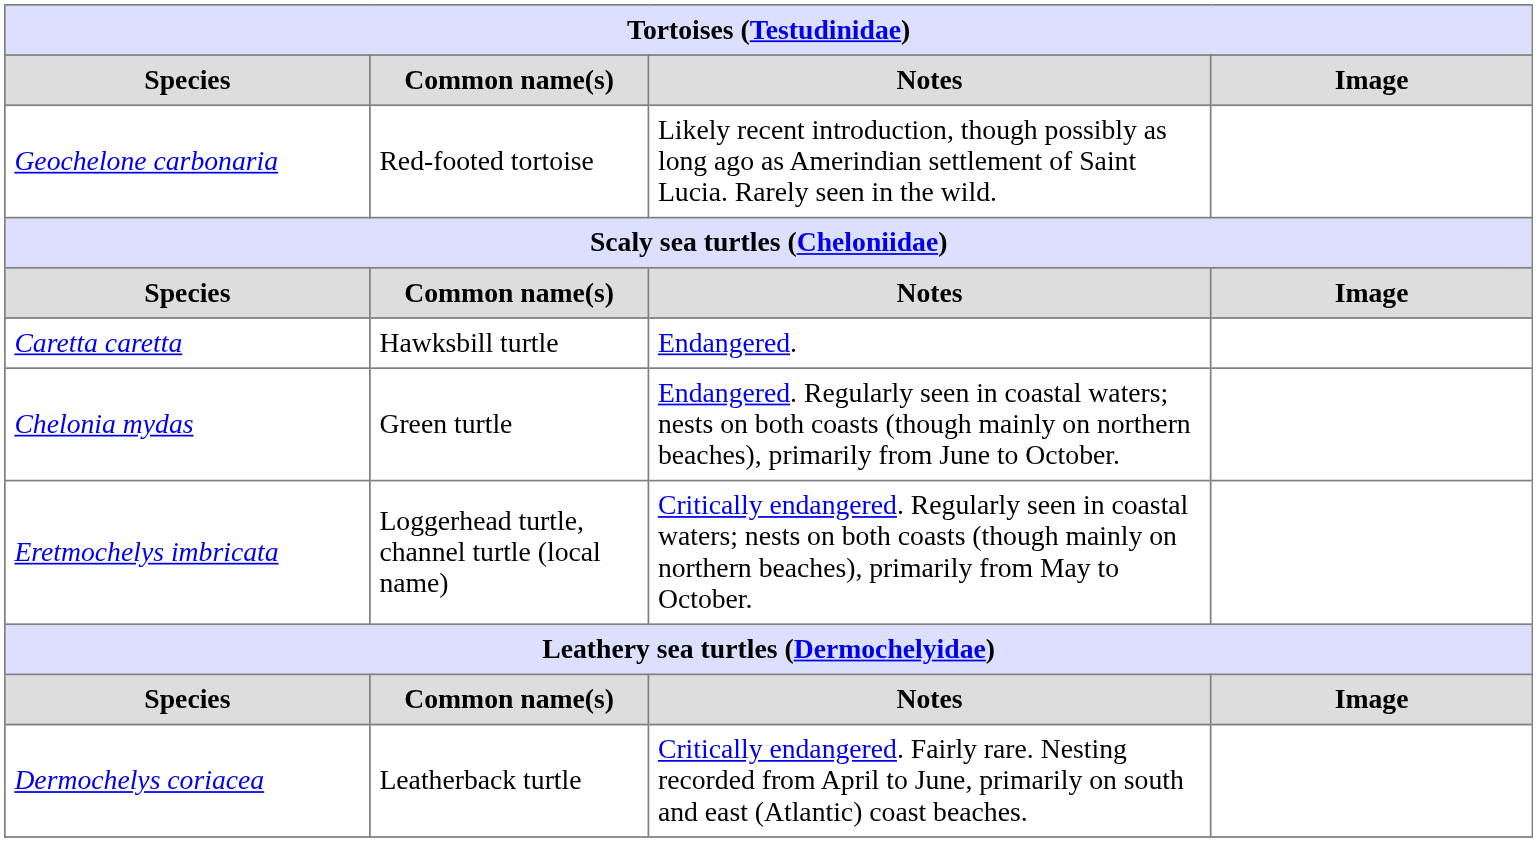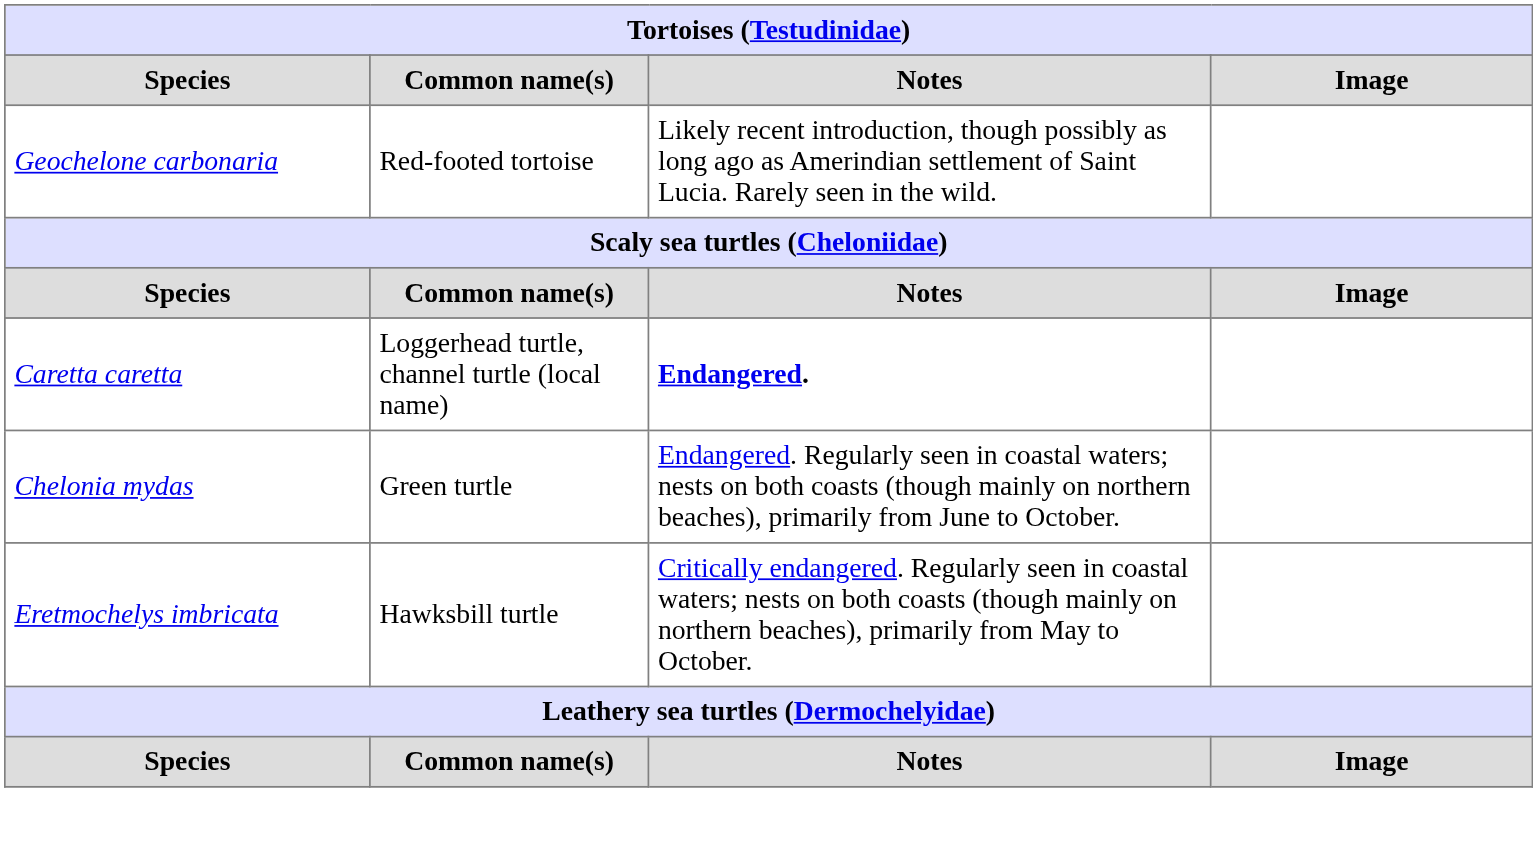(469, 342) Hawksbill turtle -> (490, 373) Loggerhead turtle, channel turtle (local name)
(727, 342) normal -> (733, 373) bold
(490, 552) Loggerhead turtle, channel turtle (local name) -> (469, 614) Hawksbill turtle
- row: (139, 780)
